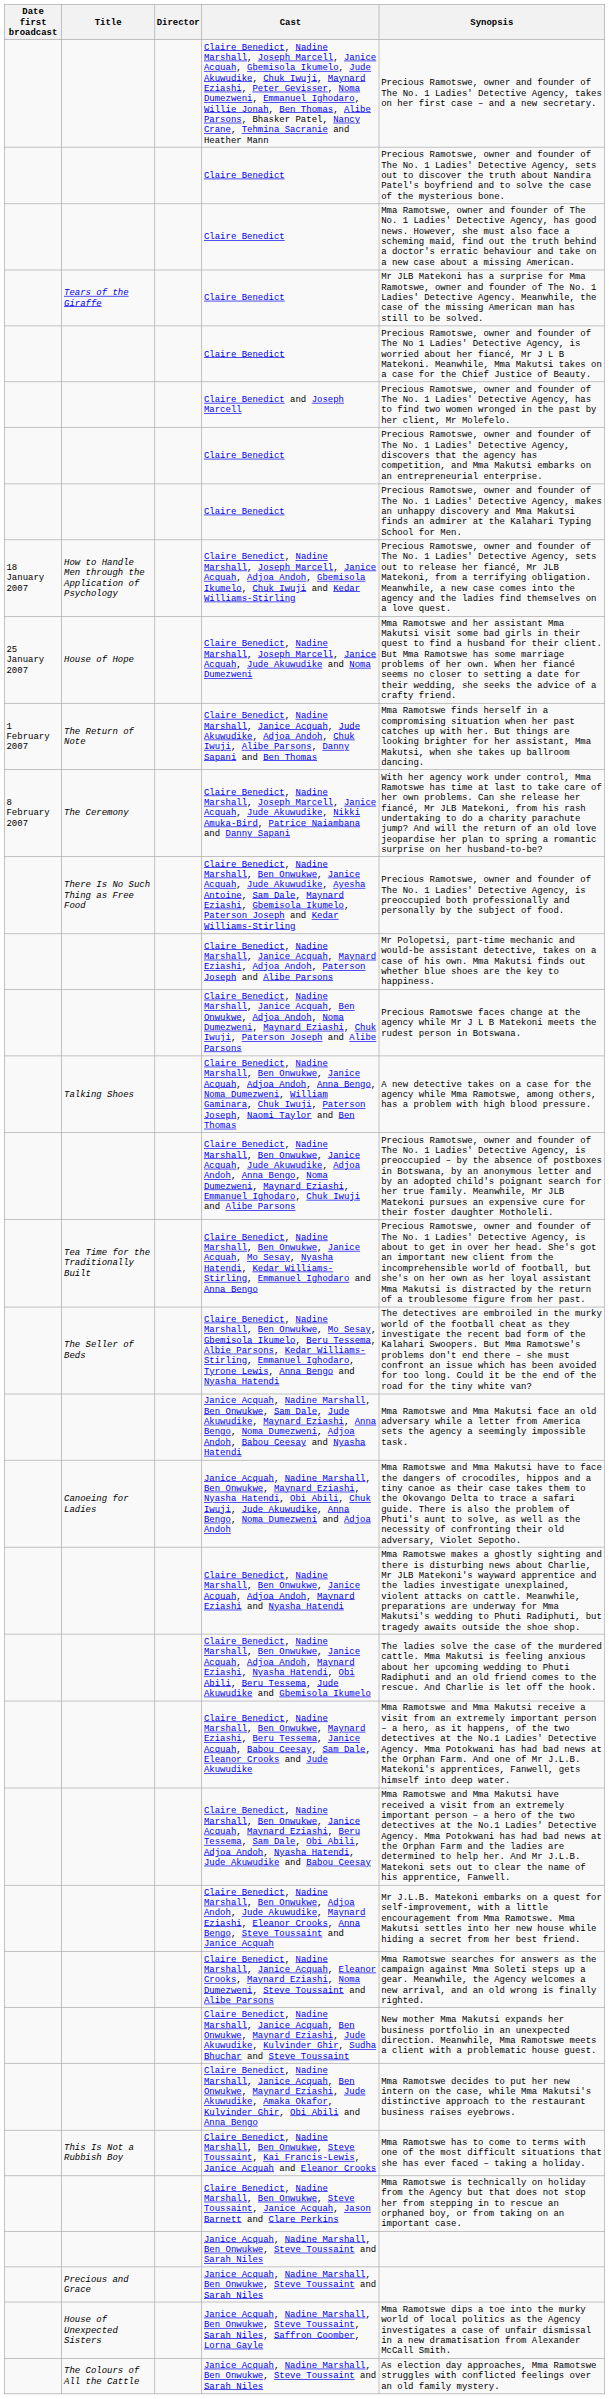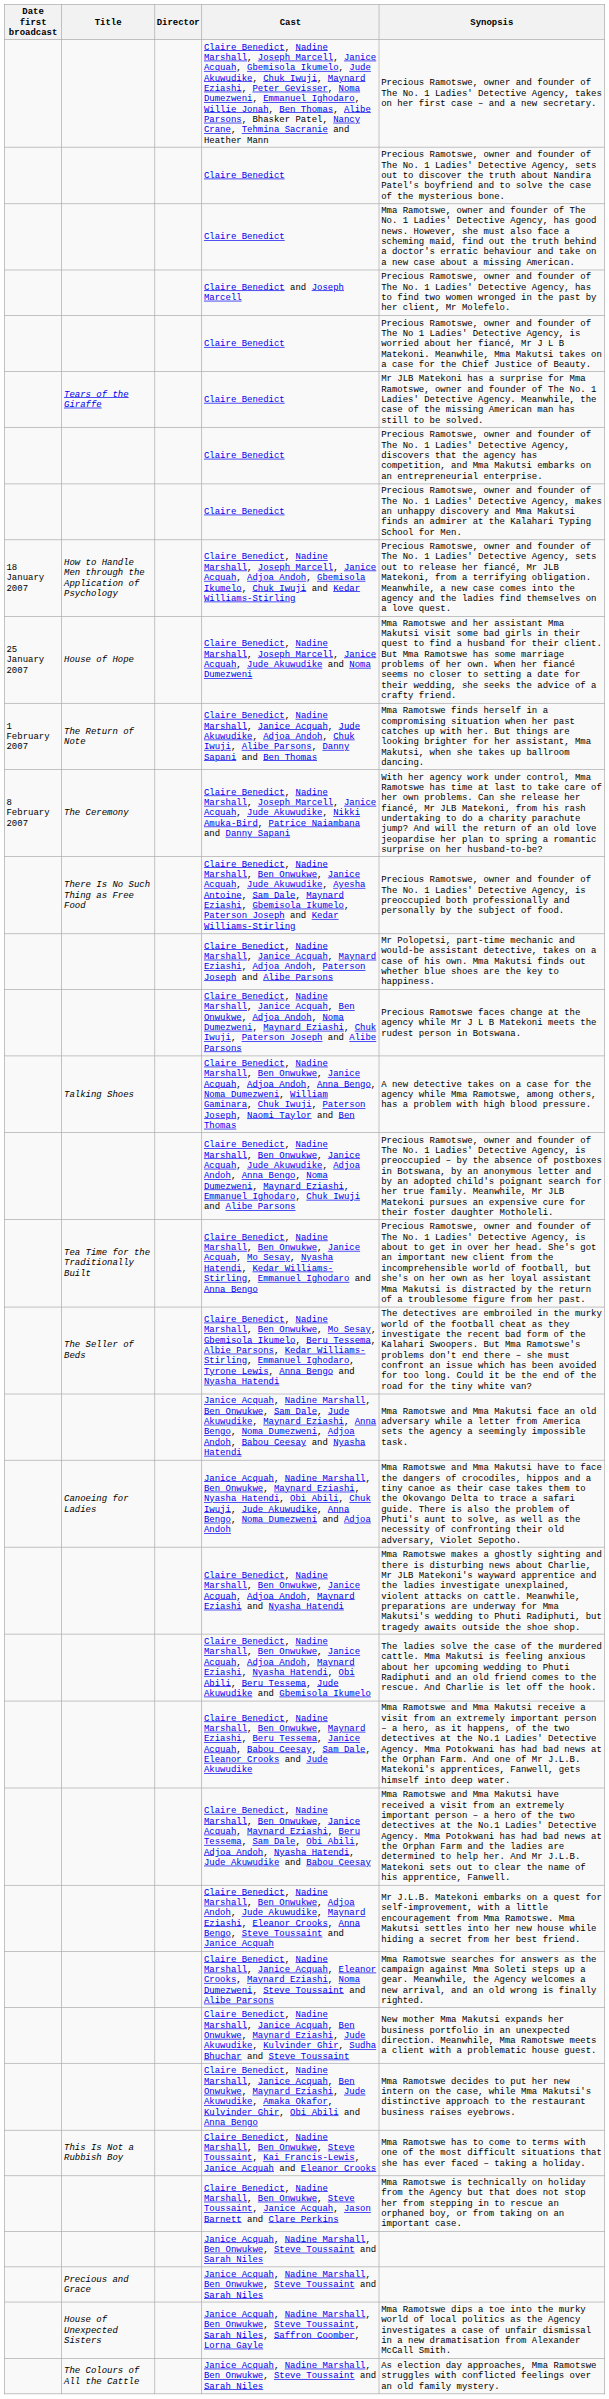rows swapped: (96, 298) <-> (108, 405)
